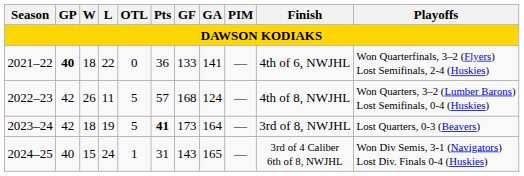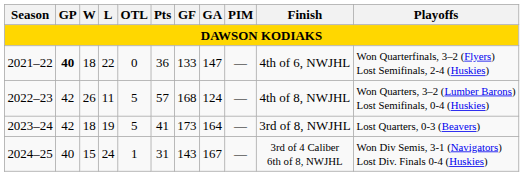(212, 63) 141 -> (212, 63) 147
(163, 126) bold -> (163, 126) normal
(212, 153) 165 -> (212, 153) 167
